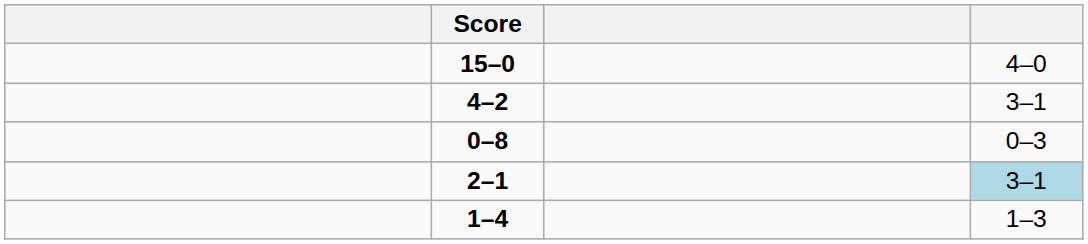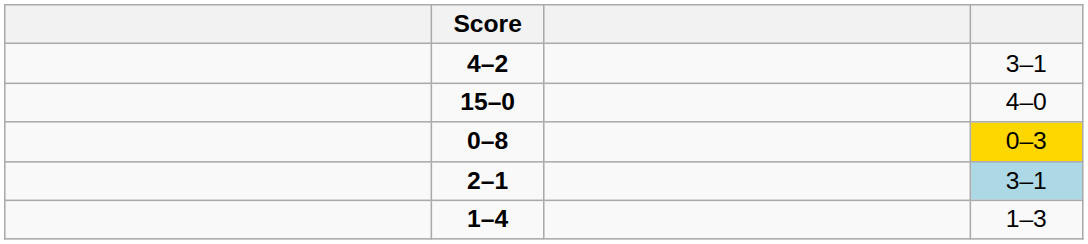rows swapped: (488, 63) <-> (488, 102)
(1026, 141) no background -> (1026, 141) gold background
